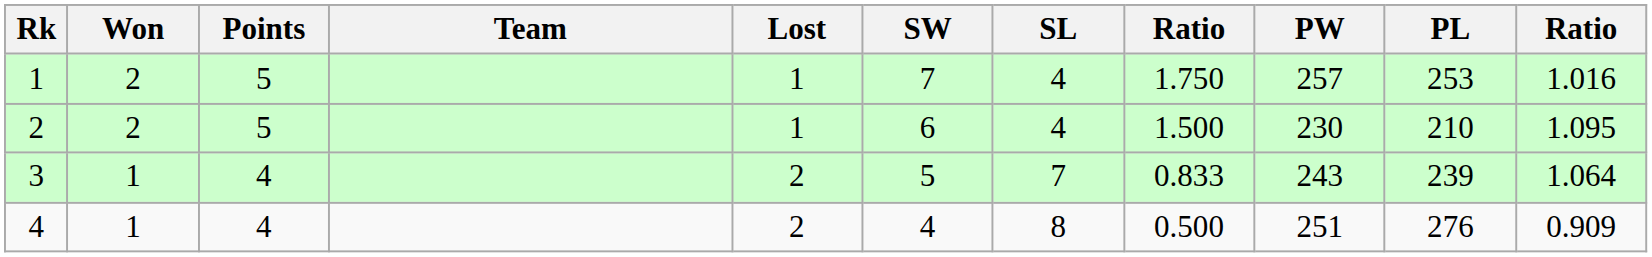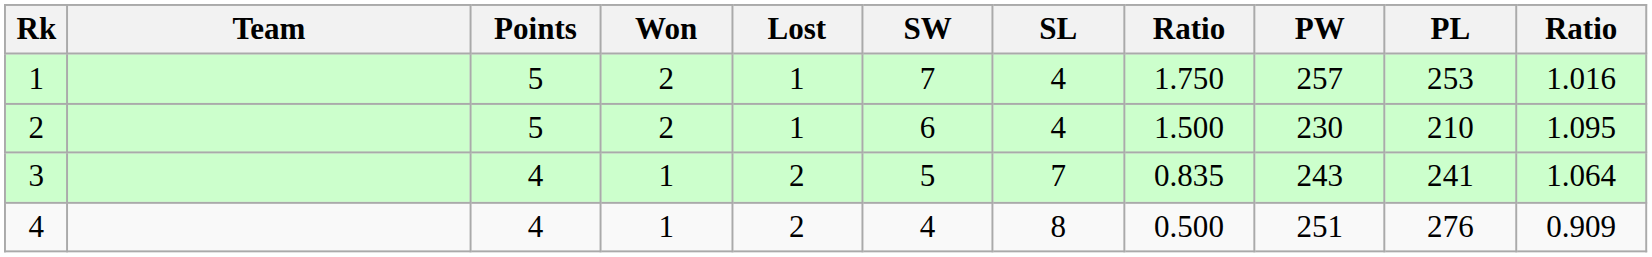columns swapped: (530, 29) <-> (133, 29)
(1189, 176) 0.833 -> (1189, 176) 0.835
(1450, 176) 239 -> (1450, 176) 241
